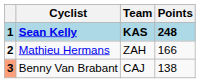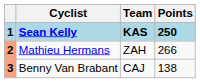(167, 31) 248 -> (167, 31) 250
(10, 50) no background -> (10, 50) lightsalmon background
(167, 50) 166 -> (167, 50) 266
